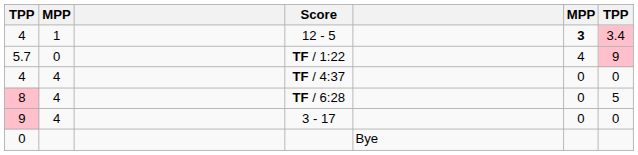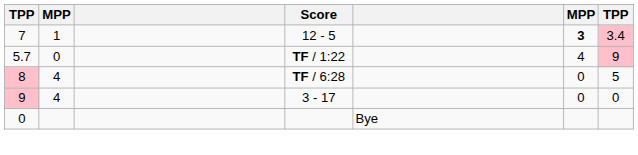(22, 35) 4 -> (22, 35) 7
- row: (319, 77)
